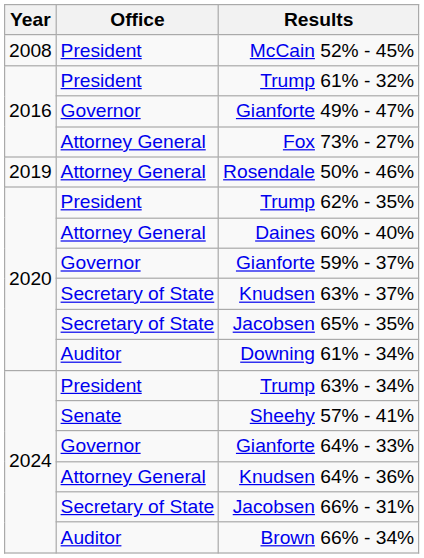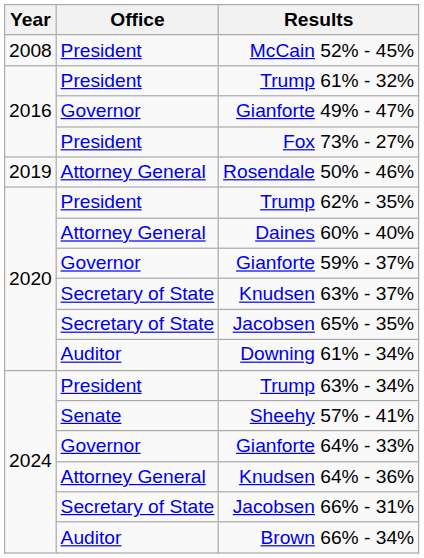(133, 141) Attorney General -> (101, 141) President
